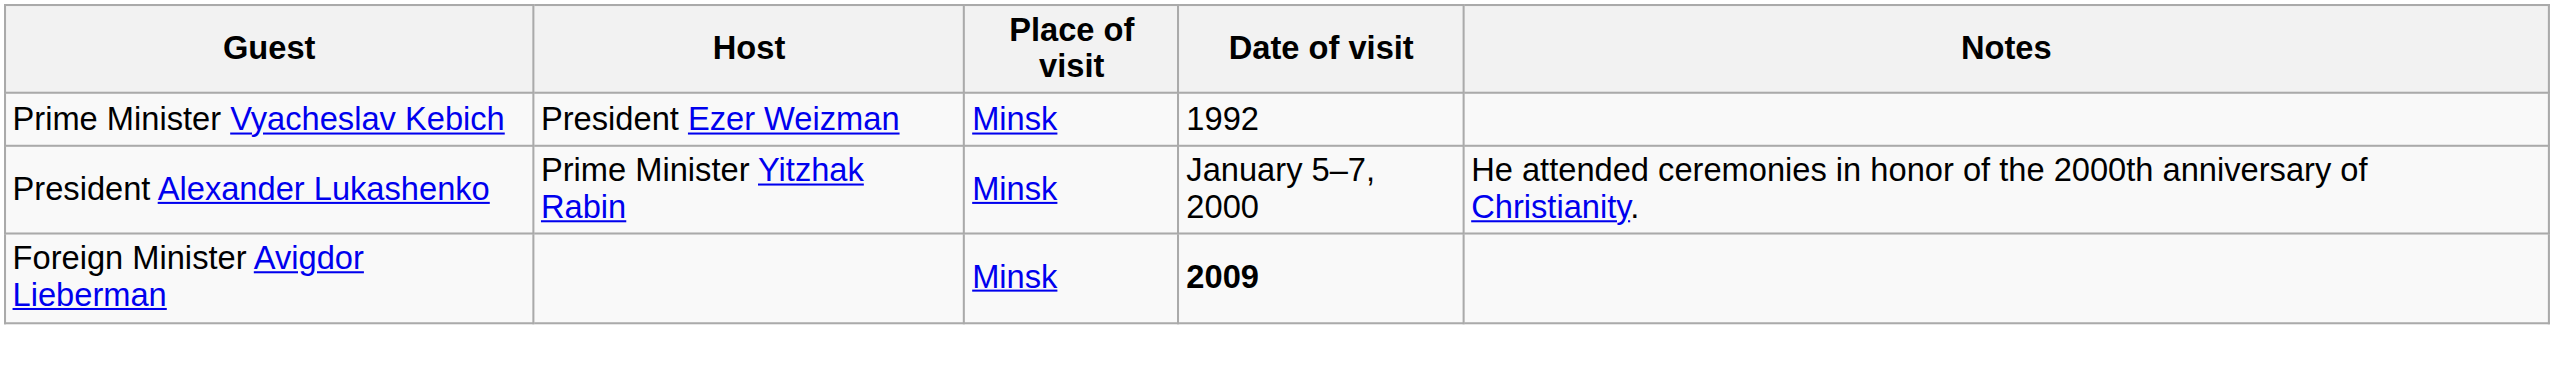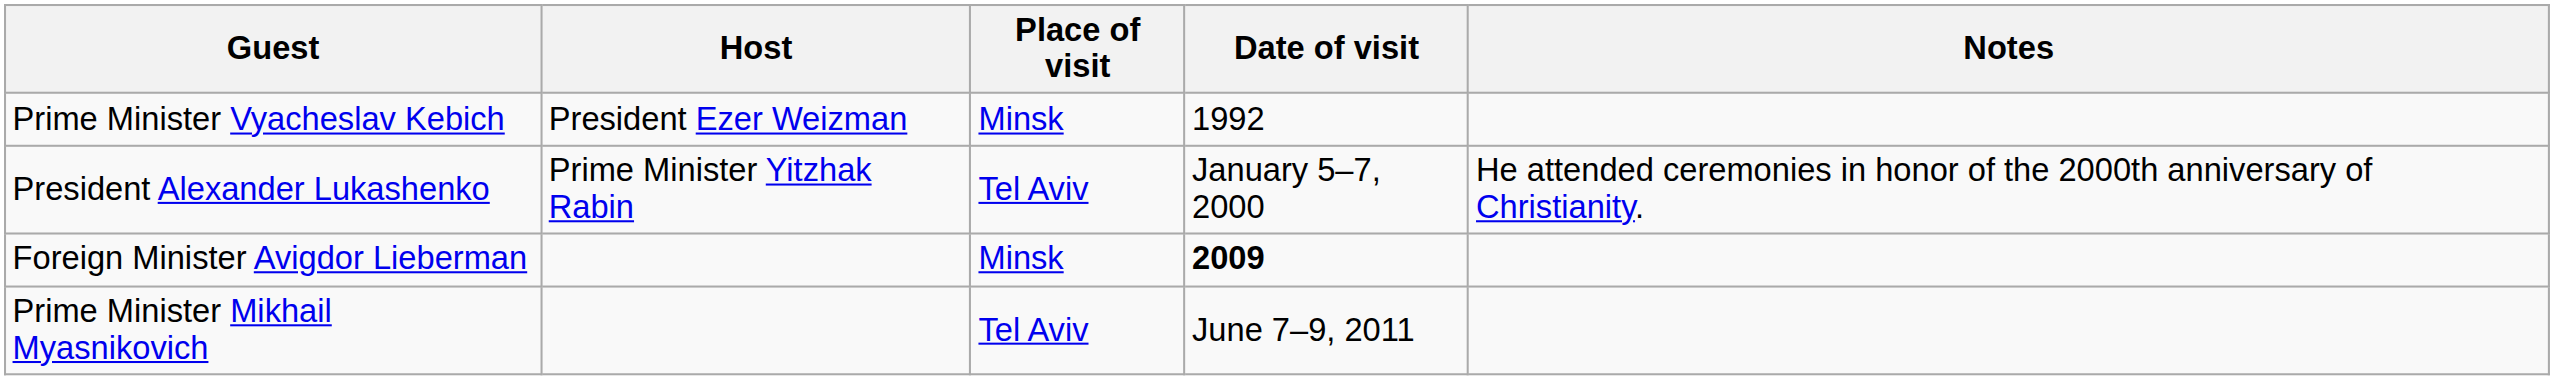(1015, 188) Minsk -> (1033, 188) Tel Aviv
+ row: (172, 329)
